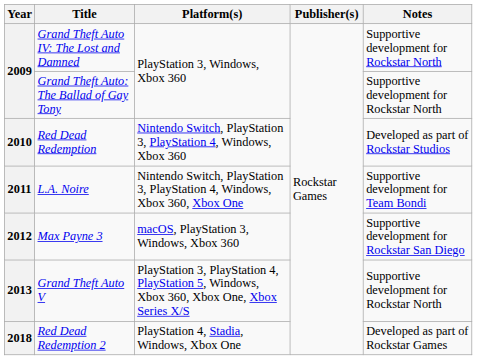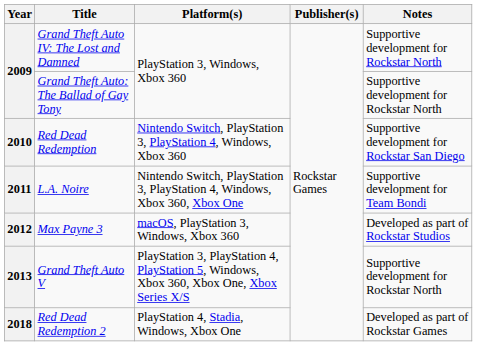(417, 142) Developed as part of Rockstar Studios -> (415, 142) Supportive development for Rockstar San Diego
(415, 236) Supportive development for Rockstar San Diego -> (417, 229) Developed as part of Rockstar Studios
